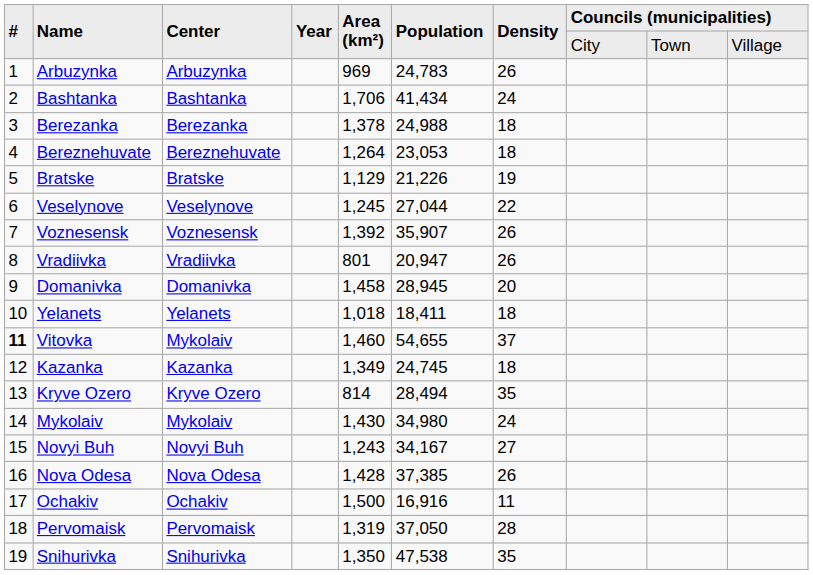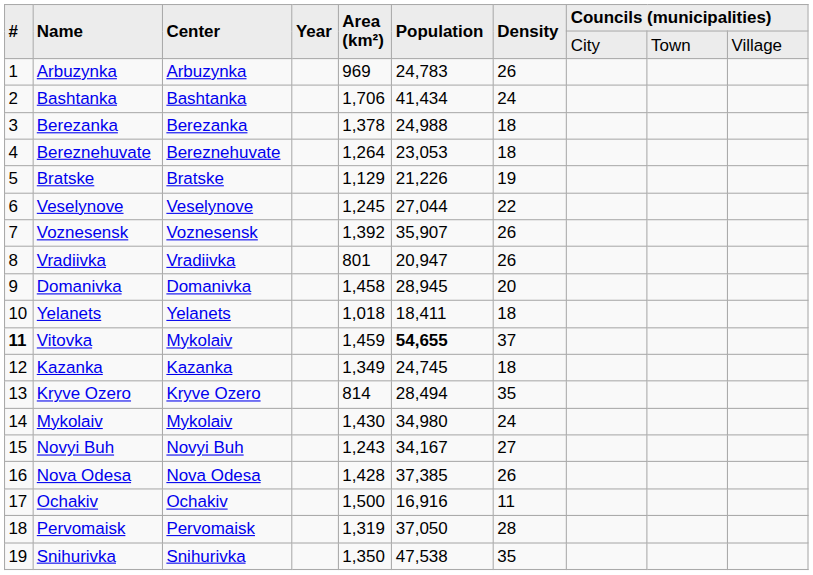(364, 340) 1,460 -> (364, 340) 1,459
(422, 340) normal -> (422, 340) bold
